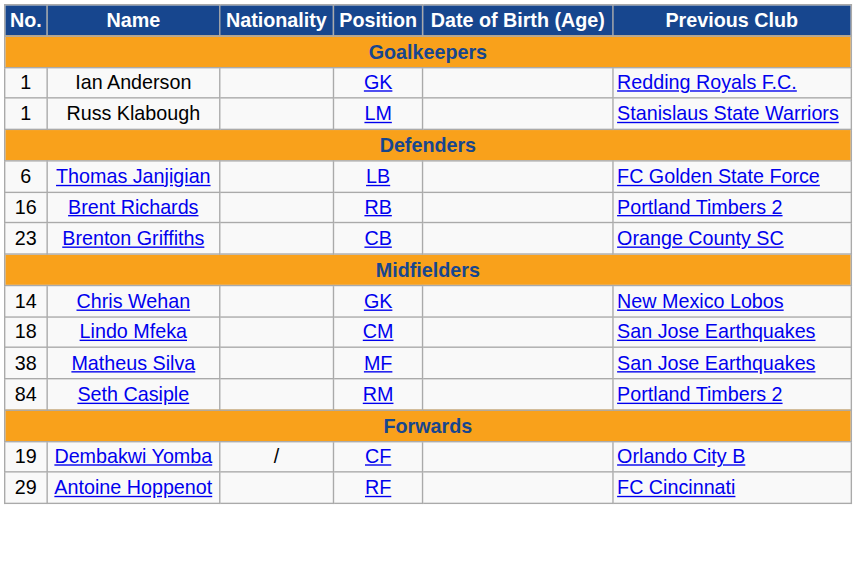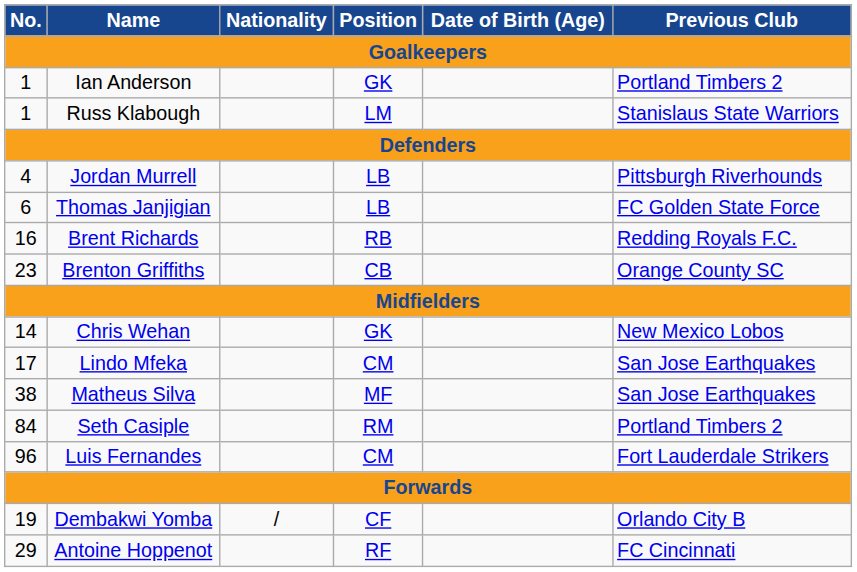(707, 83) Redding Royals F.C. -> (700, 83) Portland Timbers 2
+ row: (133, 176)
(700, 208) Portland Timbers 2 -> (707, 239) Redding Royals F.C.
(26, 332) 18 -> (26, 364) 17
+ row: (133, 457)
